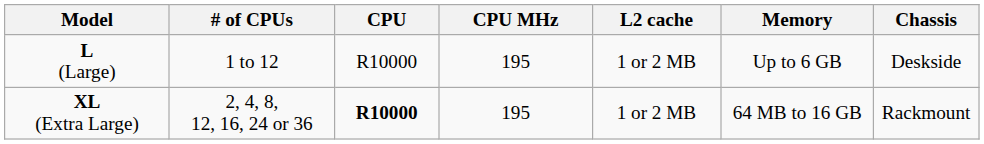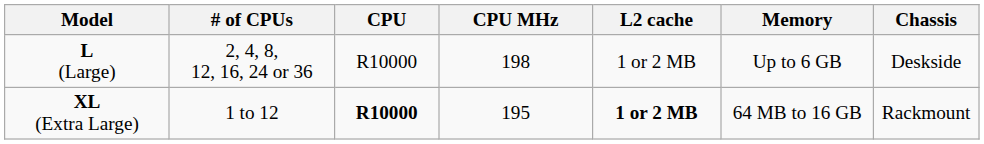(252, 60) 1 to 12 -> (252, 60) 2, 4, 8, 12, 16, 24 or 36
(516, 60) 195 -> (516, 60) 198
(252, 113) 2, 4, 8, 12, 16, 24 or 36 -> (252, 113) 1 to 12
(656, 113) normal -> (656, 113) bold
